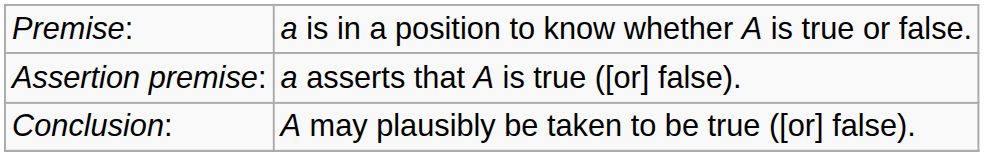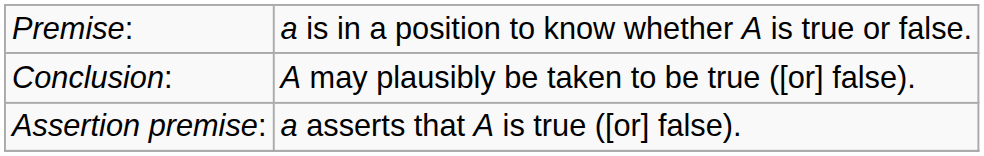rows swapped: (139, 77) <-> (92, 126)
